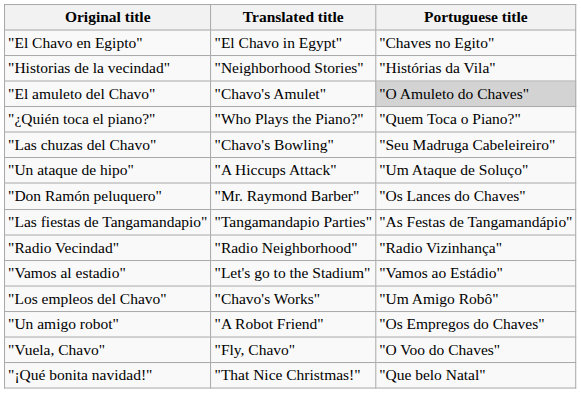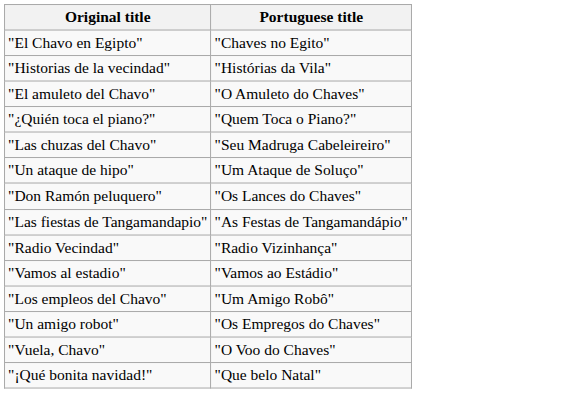- column: (293, 17)
(454, 94) lightgrey background -> (290, 94) no background
